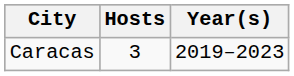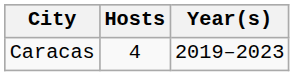(135, 54) 3 -> (135, 54) 4
